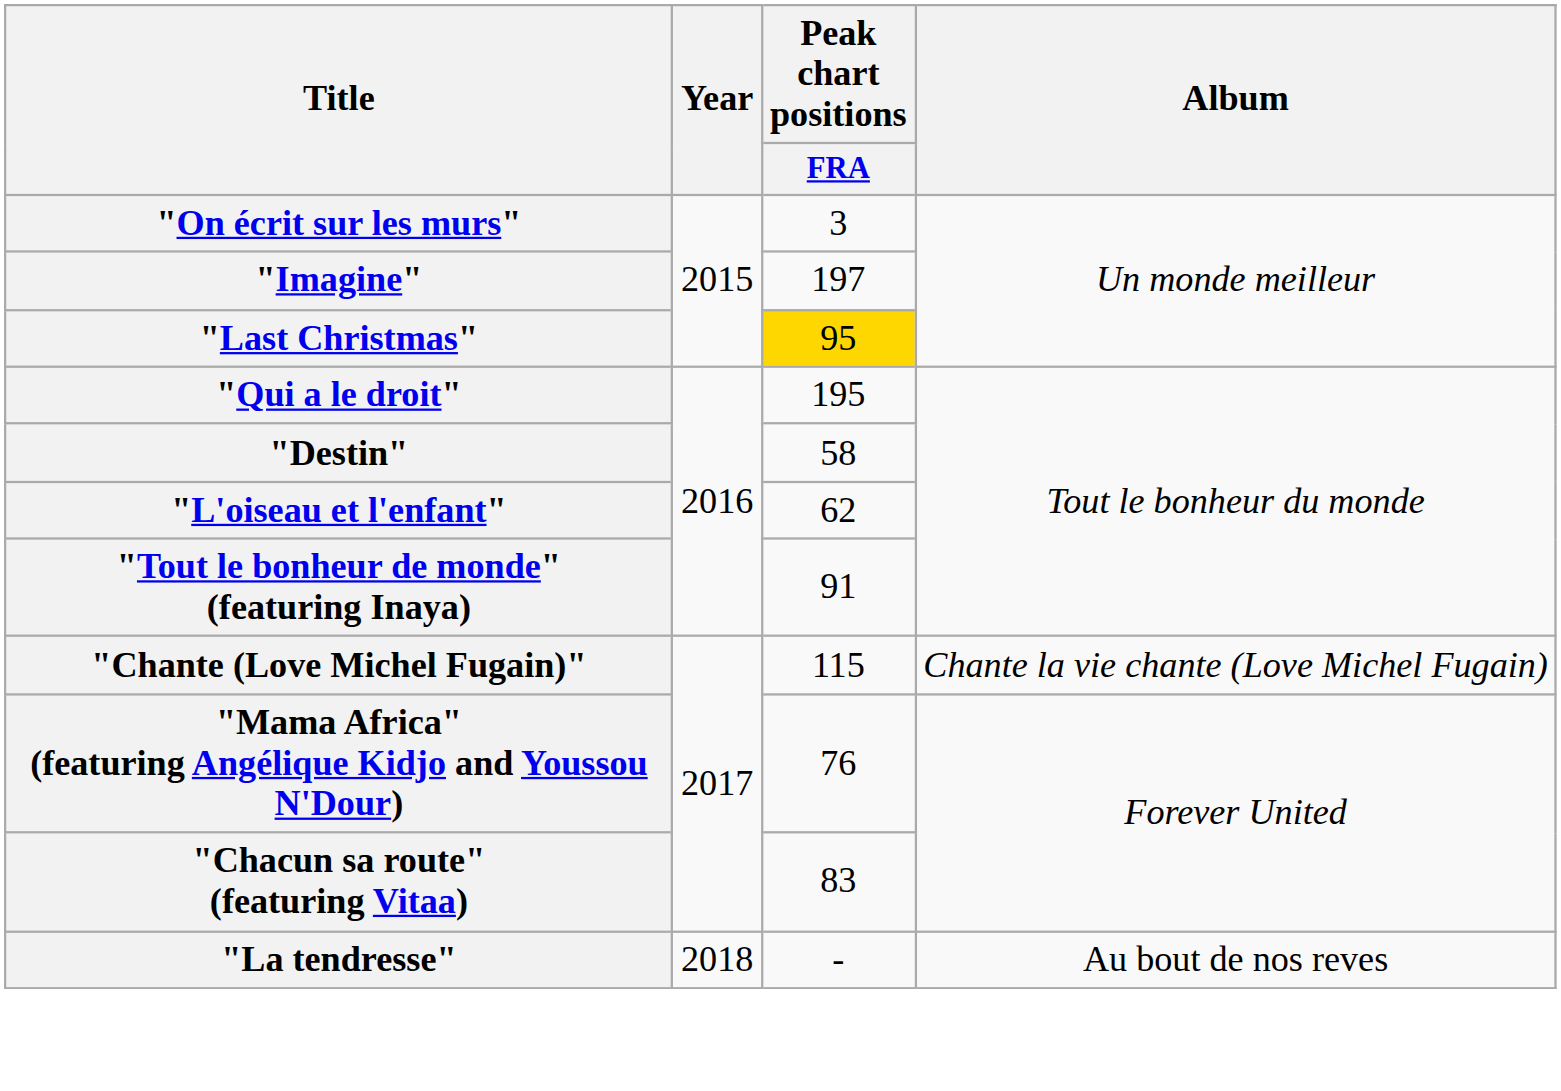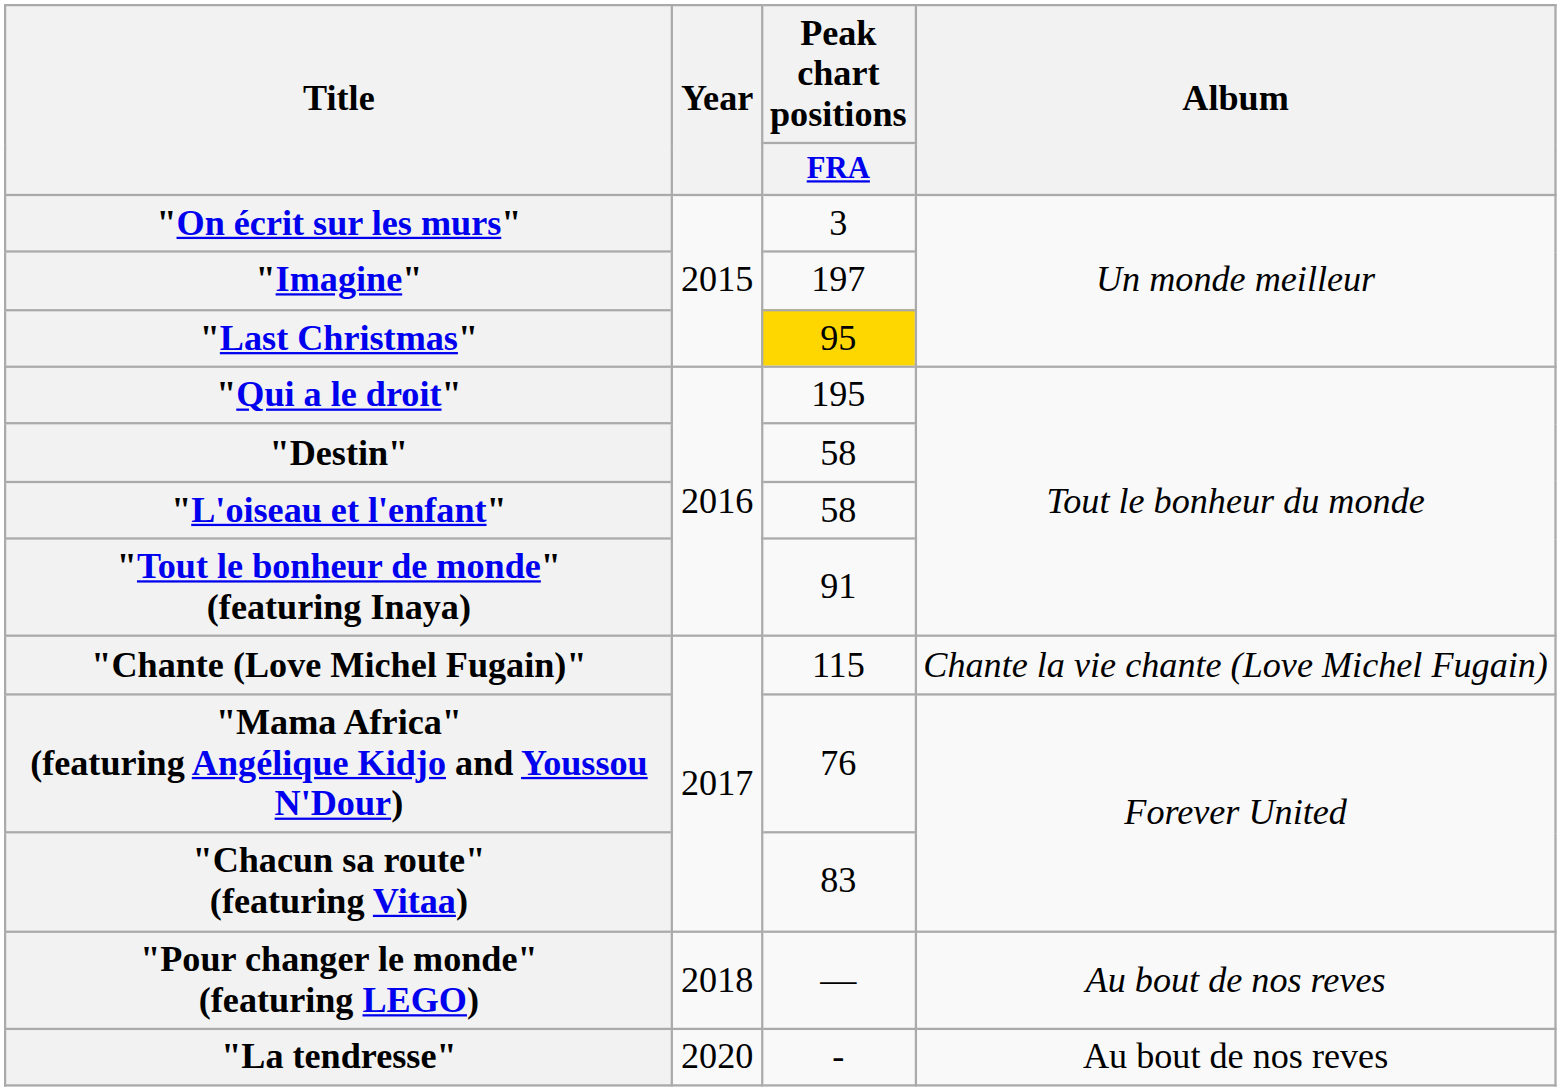(838, 509) 62 -> (838, 509) 58
+ row: (339, 979)
(717, 958) 2018 -> (717, 1056) 2020
